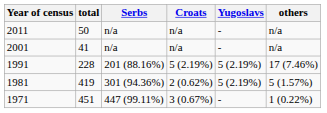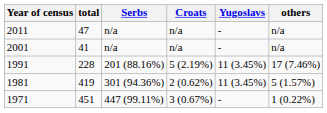(84, 30) 50 -> (84, 30) 47
(239, 64) 5 (2.19%) -> (242, 64) 11 (3.45%)
(239, 82) 5 (2.19%) -> (242, 82) 11 (3.45%)
